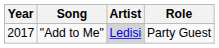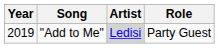(21, 33) 2017 -> (21, 33) 2019
